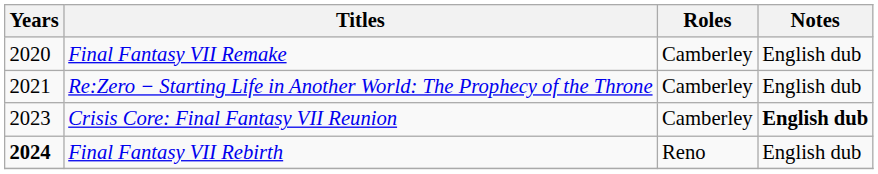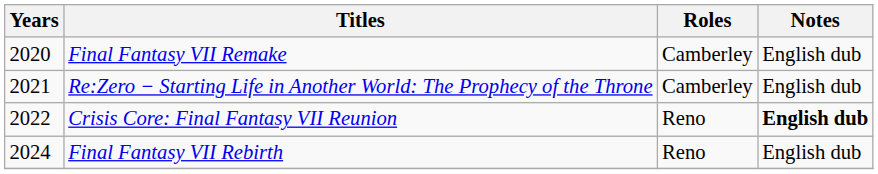(30, 119) 2023 -> (30, 119) 2022
(707, 119) Camberley -> (684, 119) Reno
(30, 151) bold -> (30, 151) normal
